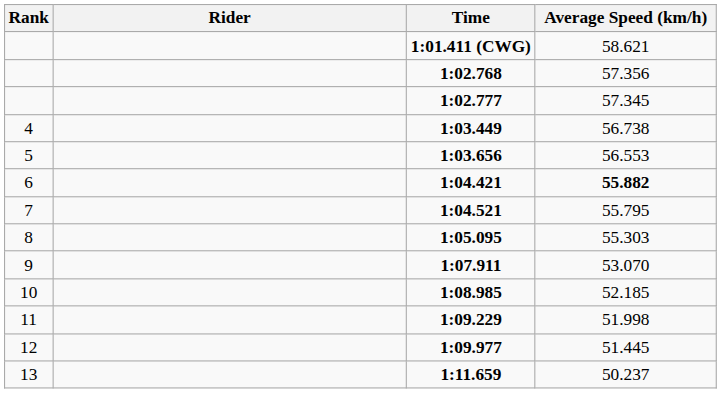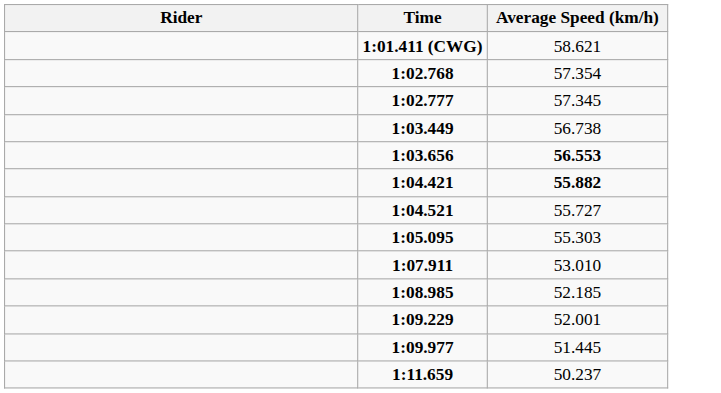- column: (29, 18)
(626, 73) 57.356 -> (577, 73) 57.354
(626, 155) normal -> (577, 155) bold
(626, 210) 55.795 -> (577, 210) 55.727
(626, 264) 53.070 -> (577, 264) 53.010
(626, 319) 51.998 -> (577, 319) 52.001
